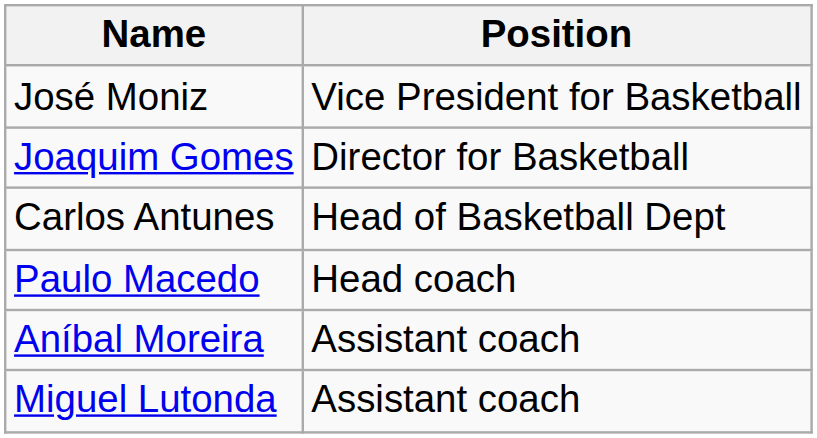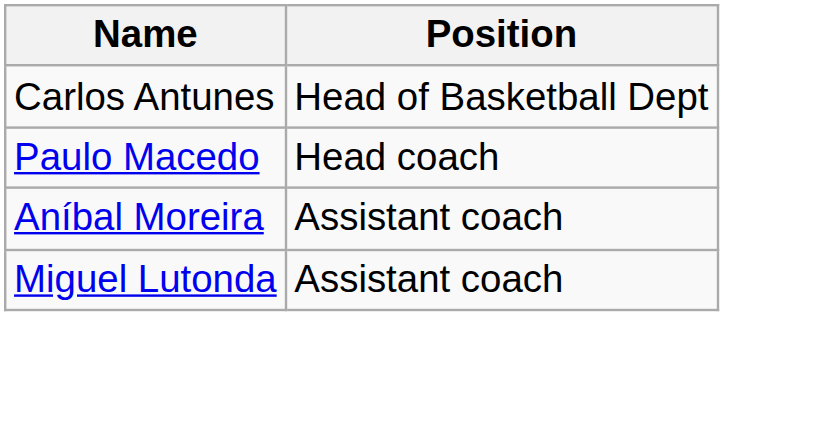- row: (111, 95)
- row: (154, 156)
